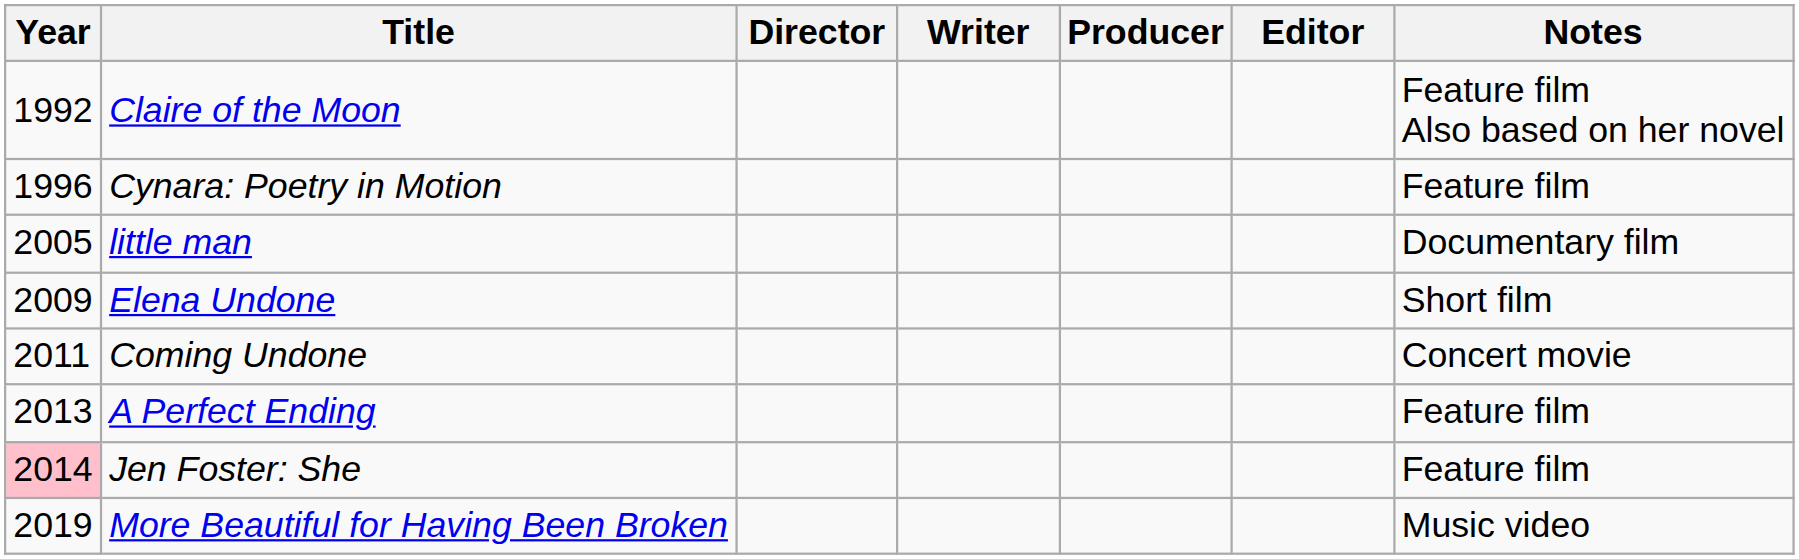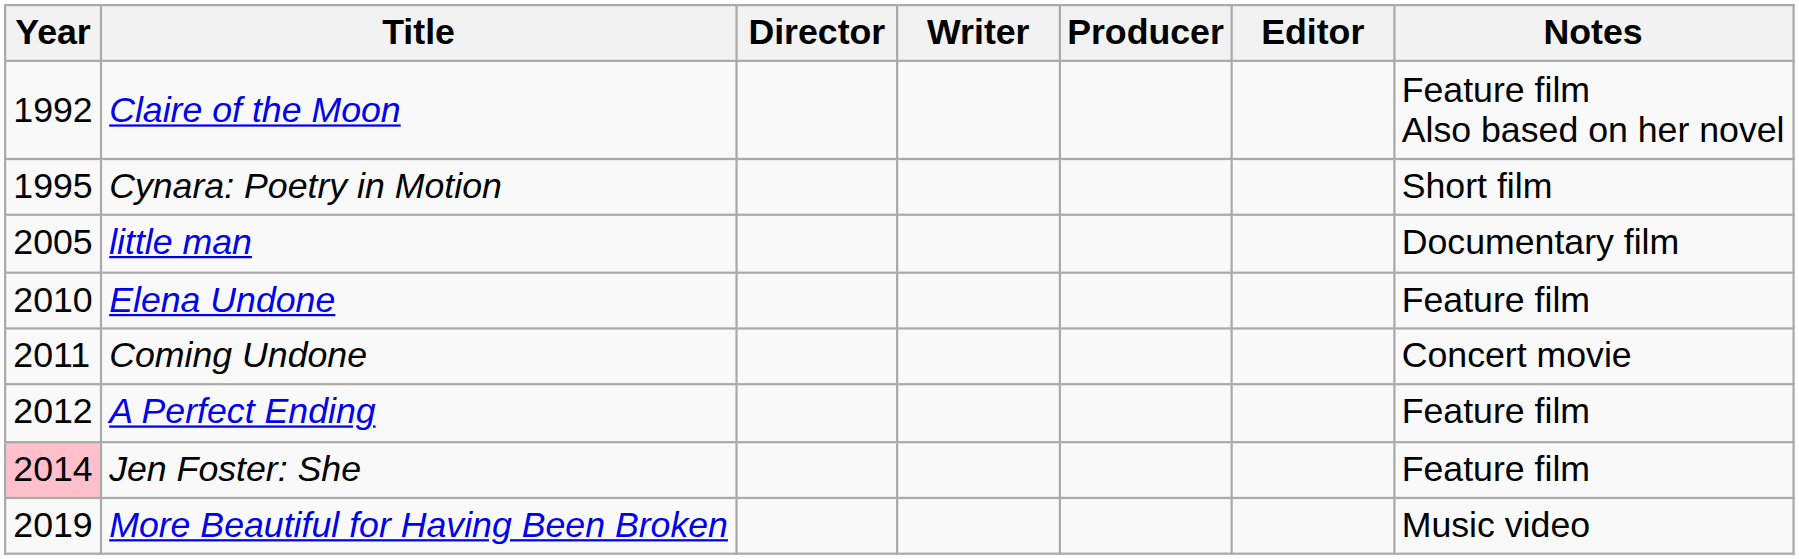(53, 186) 1996 -> (53, 186) 1995
(1496, 186) Feature film -> (1477, 186) Short film
(53, 299) 2009 -> (53, 299) 2010
(1477, 299) Short film -> (1496, 299) Feature film
(53, 412) 2013 -> (53, 412) 2012
